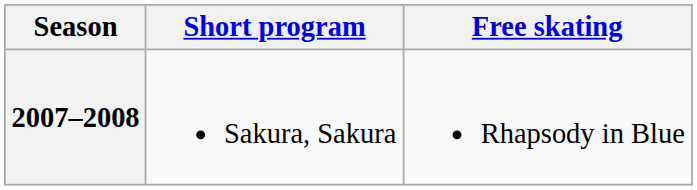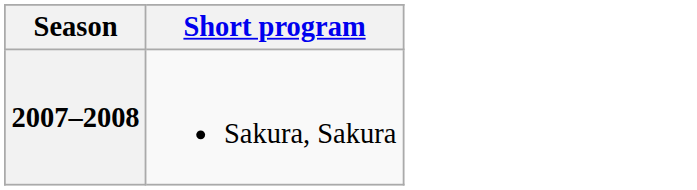- column: (547, 27)
